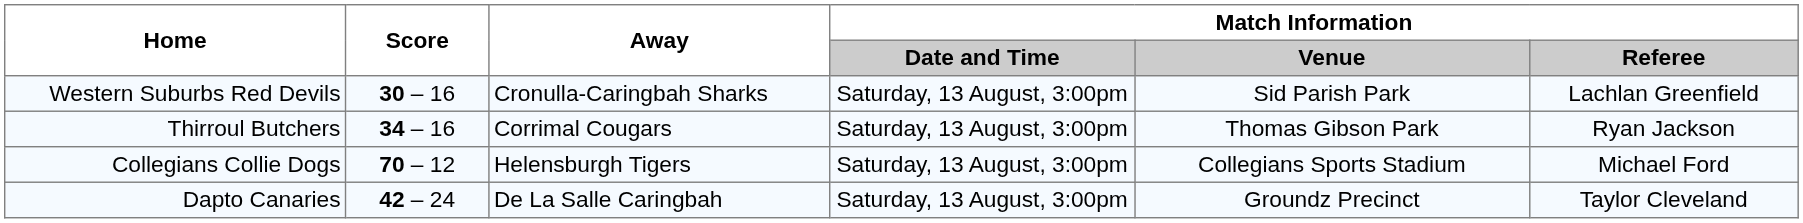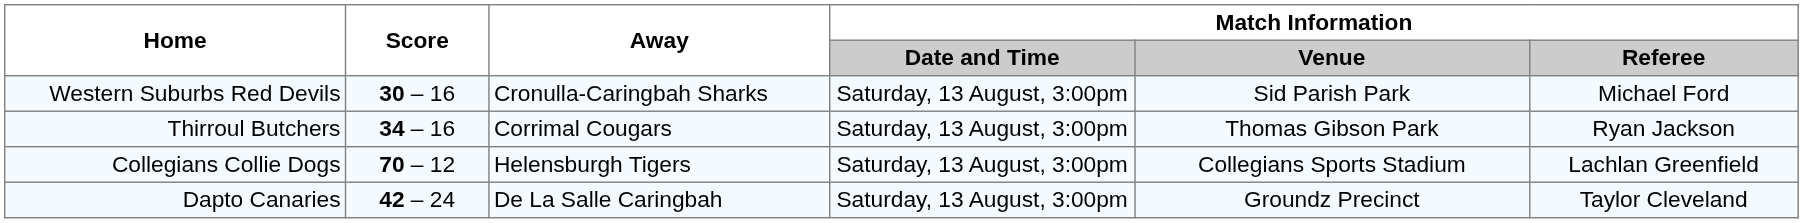(1664, 93) Lachlan Greenfield -> (1664, 93) Michael Ford
(1664, 164) Michael Ford -> (1664, 164) Lachlan Greenfield
